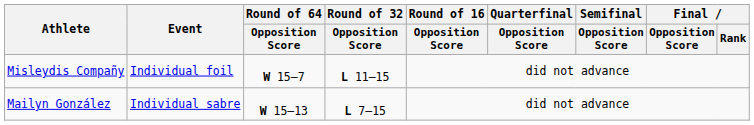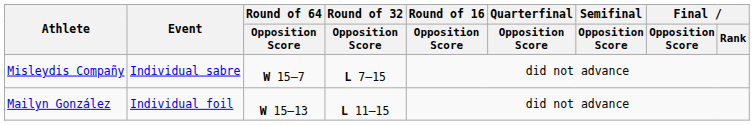(182, 71) Individual foil -> (185, 71) Individual sabre
(365, 78) L 11–15 -> (365, 78) L 7–15
(185, 104) Individual sabre -> (182, 104) Individual foil
(365, 111) L 7–15 -> (365, 111) L 11–15
